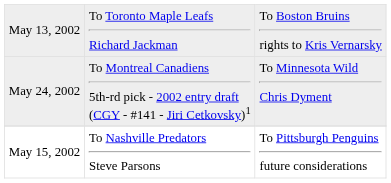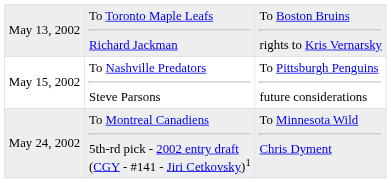rows swapped: (45, 152) <-> (45, 91)
